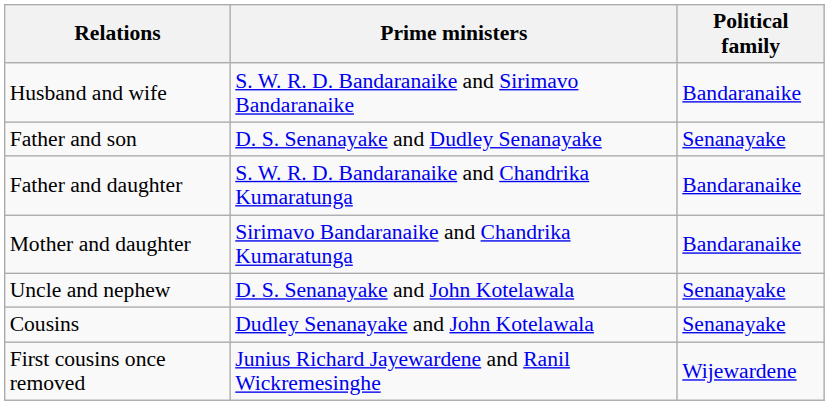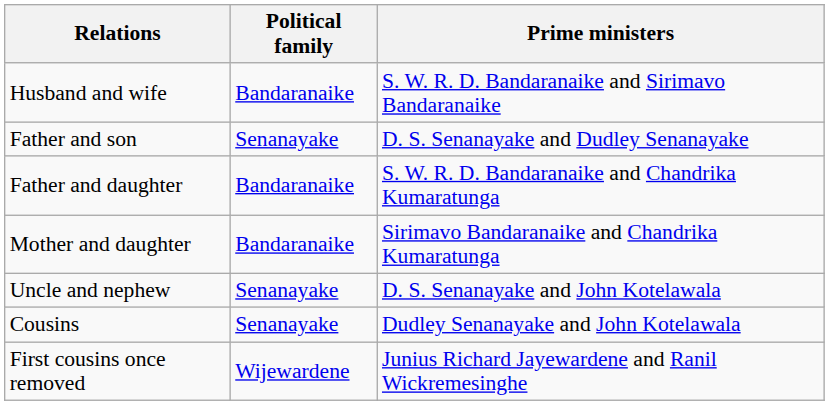columns swapped: (454, 33) <-> (751, 33)
